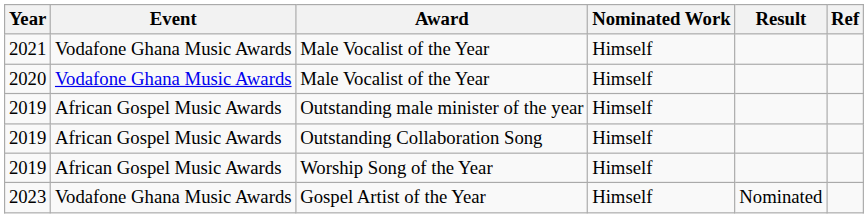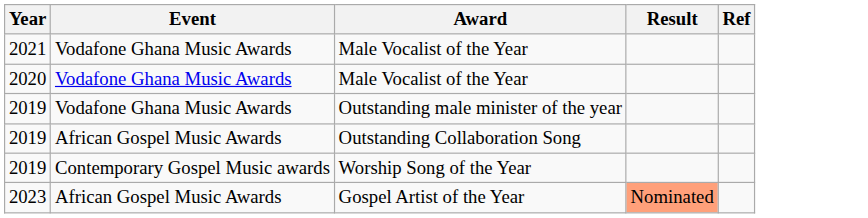- column: (661, 19)
(168, 108) African Gospel Music Awards -> (173, 108) Vodafone Ghana Music Awards
(168, 167) African Gospel Music Awards -> (192, 167) Contemporary Gospel Music awards
(173, 197) Vodafone Ghana Music Awards -> (168, 197) African Gospel Music Awards
(781, 197) no background -> (672, 197) lightsalmon background
